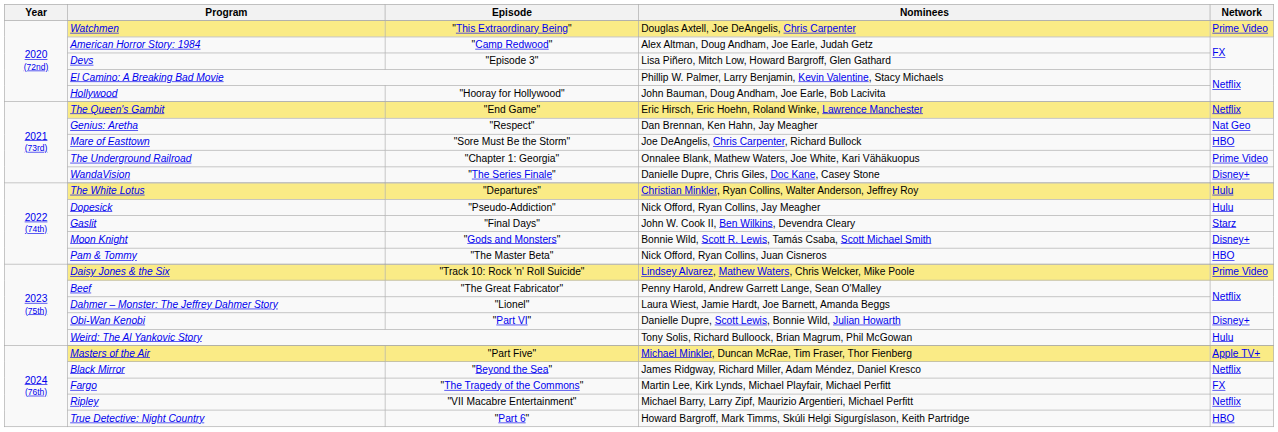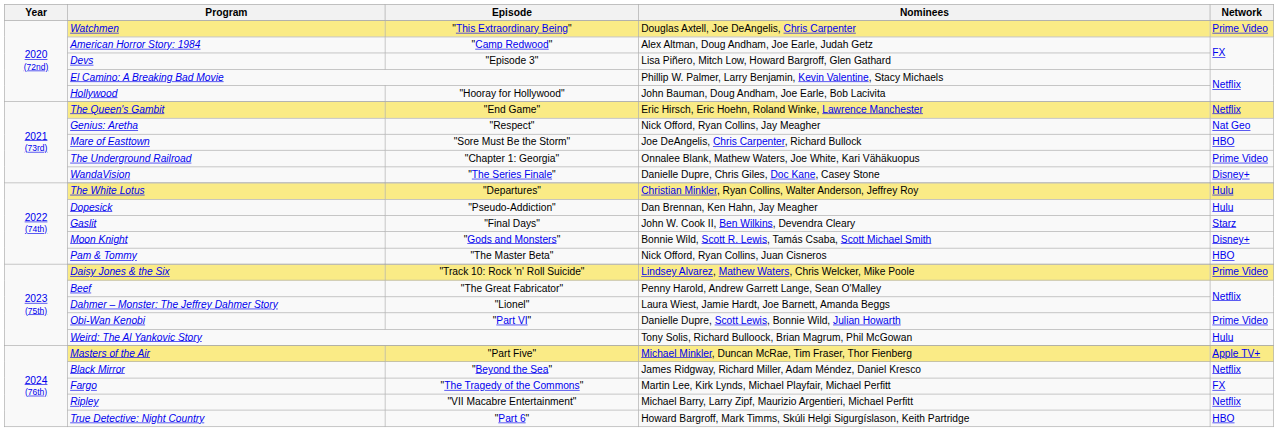(729, 126) Dan Brennan, Ken Hahn, Jay Meagher -> (731, 126) Nick Offord, Ryan Collins, Jay Meagher
(731, 207) Nick Offord, Ryan Collins, Jay Meagher -> (729, 207) Dan Brennan, Ken Hahn, Jay Meagher
(1231, 321) Disney+ -> (1240, 321) Prime Video
